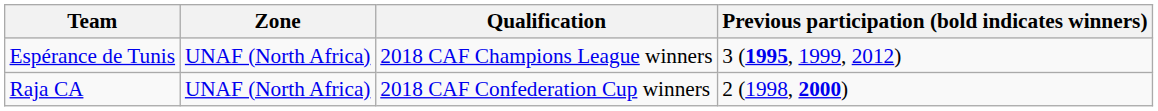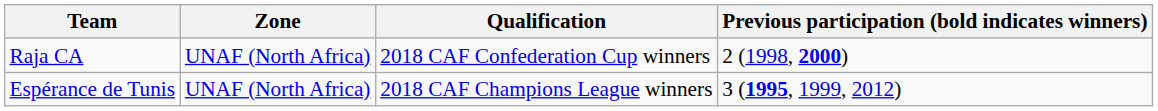rows swapped: (92, 55) <-> (47, 88)
